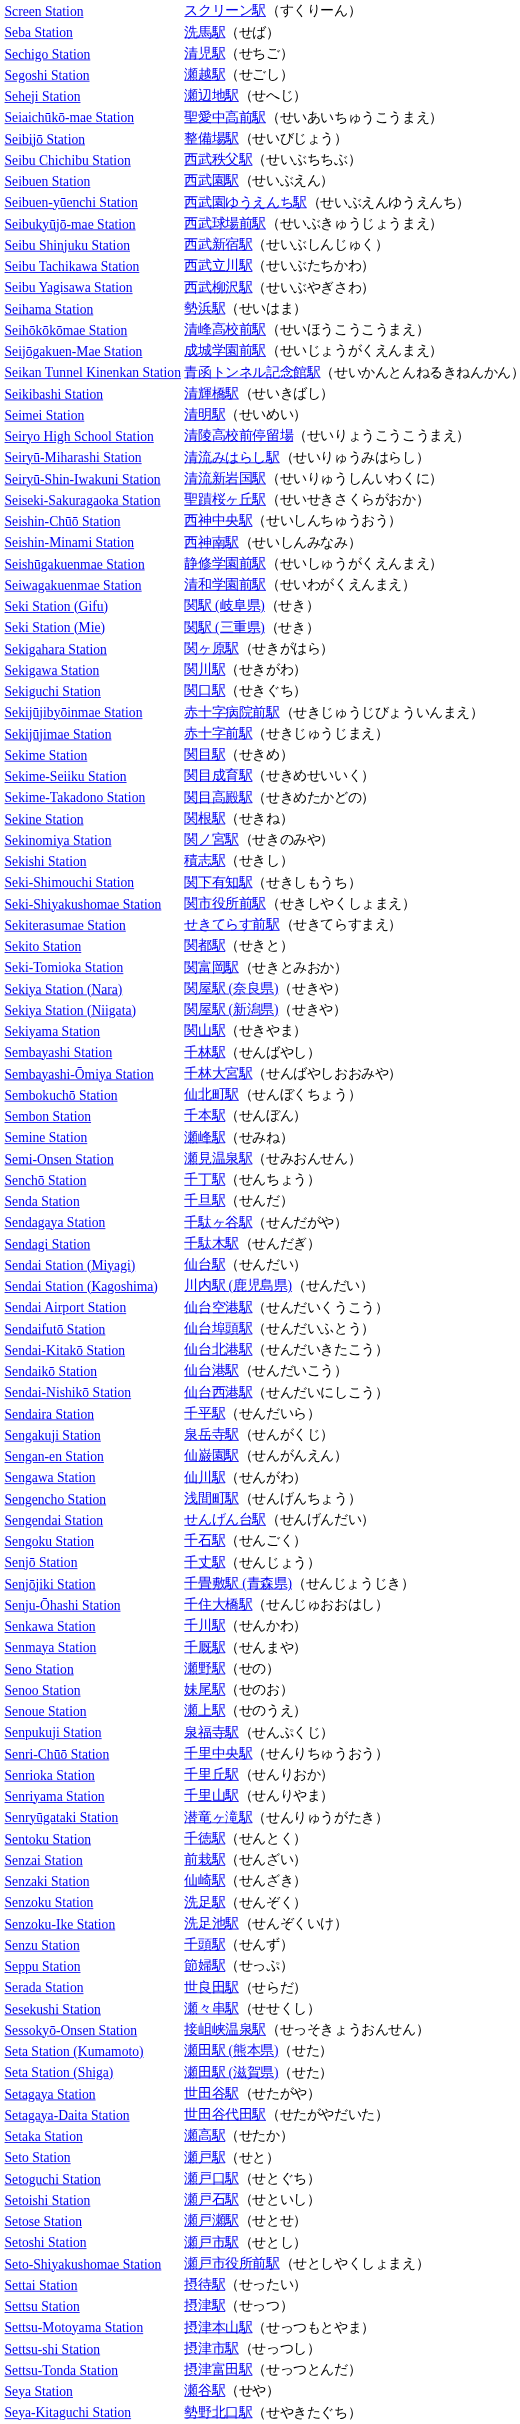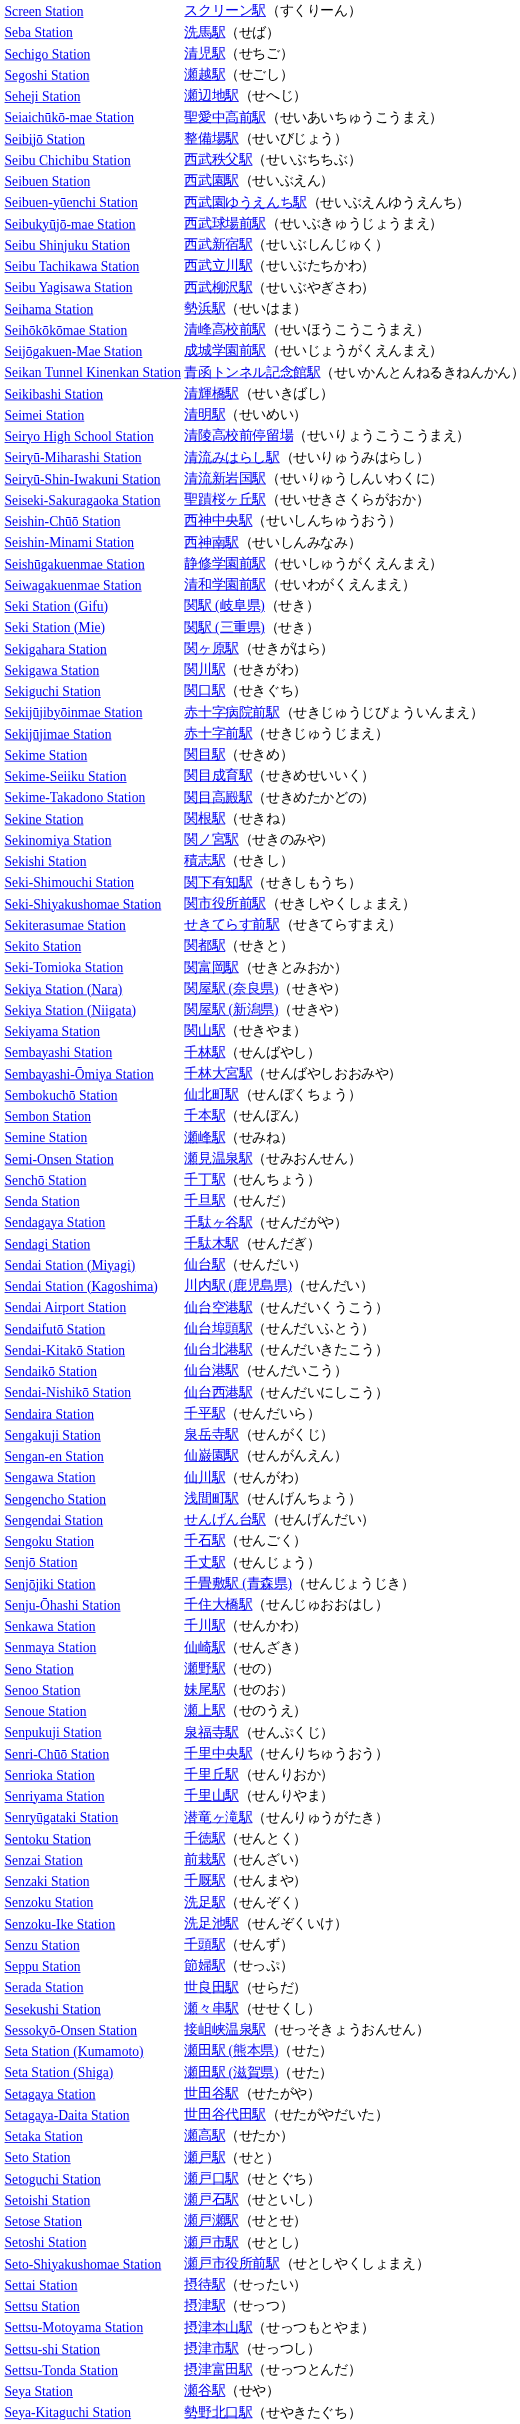(246, 1647) 千厩駅（せんまや） -> (246, 1647) 仙崎駅（せんざき）
(246, 1881) 仙崎駅（せんざき） -> (246, 1881) 千厩駅（せんまや）
